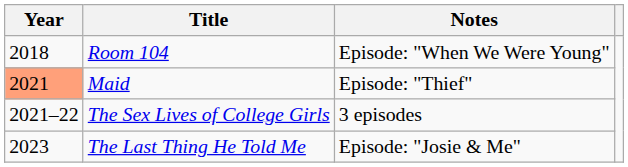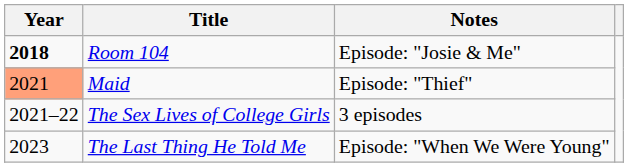(29, 51) normal -> (29, 51) bold
(474, 51) Episode: "When We Were Young" -> (430, 51) Episode: "Josie & Me"
(430, 146) Episode: "Josie & Me" -> (474, 146) Episode: "When We Were Young"
